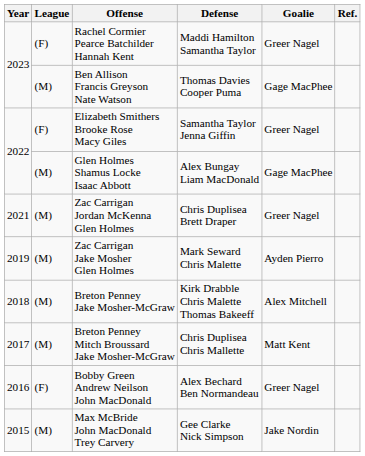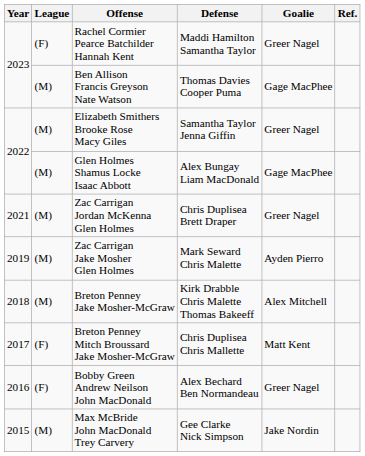(41, 129) (F) -> (43, 129) (M)
(43, 344) (M) -> (41, 344) (F)
